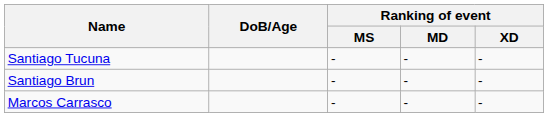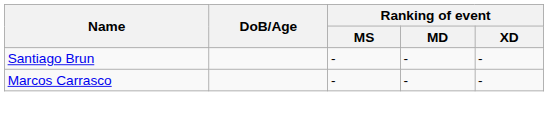- row: (59, 59)
